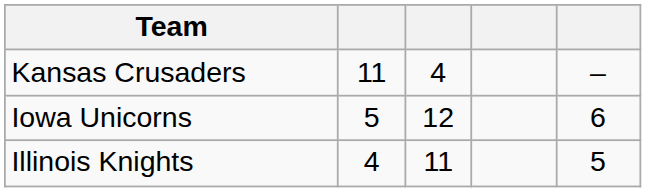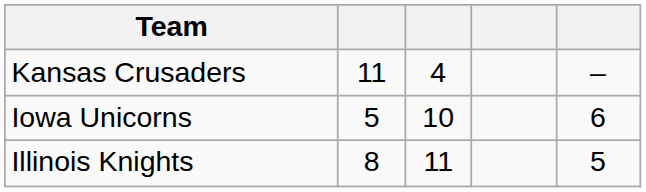(438, 117) 12 -> (438, 117) 10
(372, 162) 4 -> (372, 162) 8
